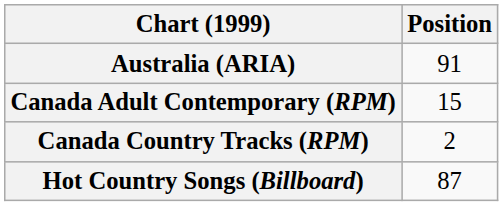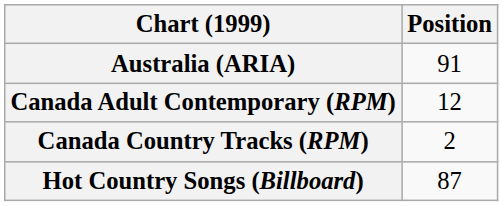(450, 102) 15 -> (450, 102) 12
